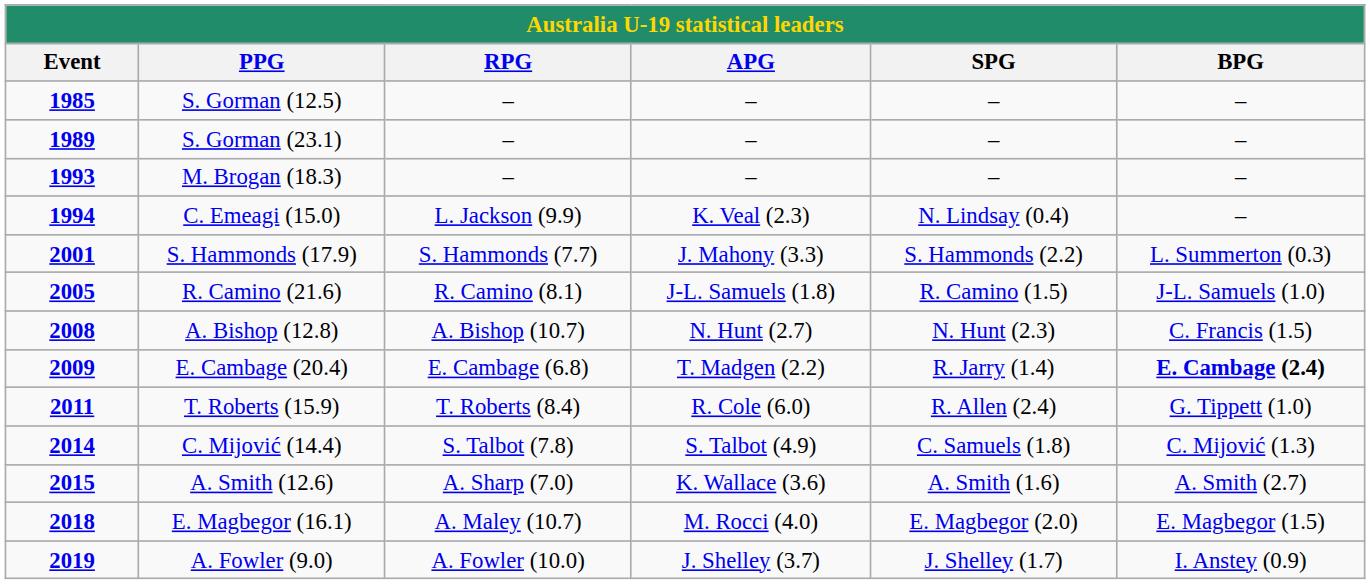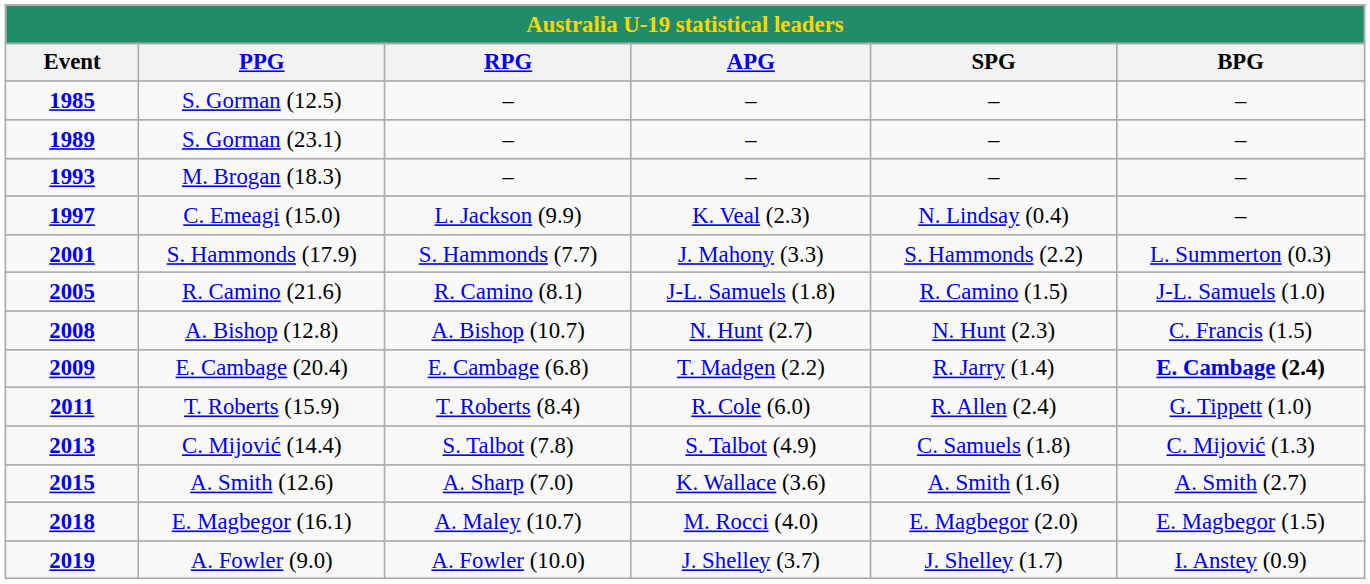(72, 215) 1994 -> (72, 215) 1997
(72, 444) 2014 -> (72, 444) 2013
